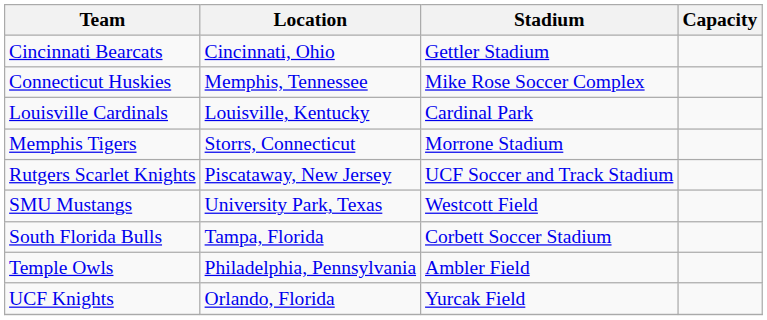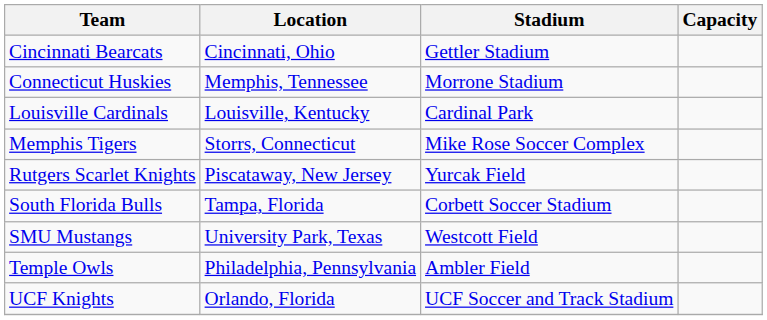(535, 81) Mike Rose Soccer Complex -> (494, 81) Morrone Stadium
(494, 143) Morrone Stadium -> (535, 143) Mike Rose Soccer Complex
(549, 174) UCF Soccer and Track Stadium -> (475, 174) Yurcak Field
rows swapped: (86, 236) <-> (71, 205)
(475, 298) Yurcak Field -> (549, 298) UCF Soccer and Track Stadium
